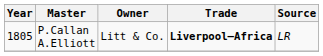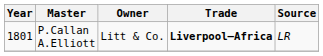(20, 37) 1805 -> (20, 37) 1801
